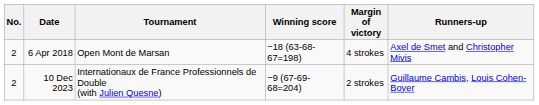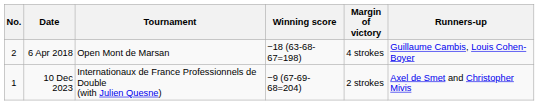(452, 52) Axel de Smet and Christopher Mivis -> (458, 52) Guillaume Cambis, Louis Cohen-Boyer
(14, 83) 2 -> (14, 83) 1
(458, 83) Guillaume Cambis, Louis Cohen-Boyer -> (452, 83) Axel de Smet and Christopher Mivis
